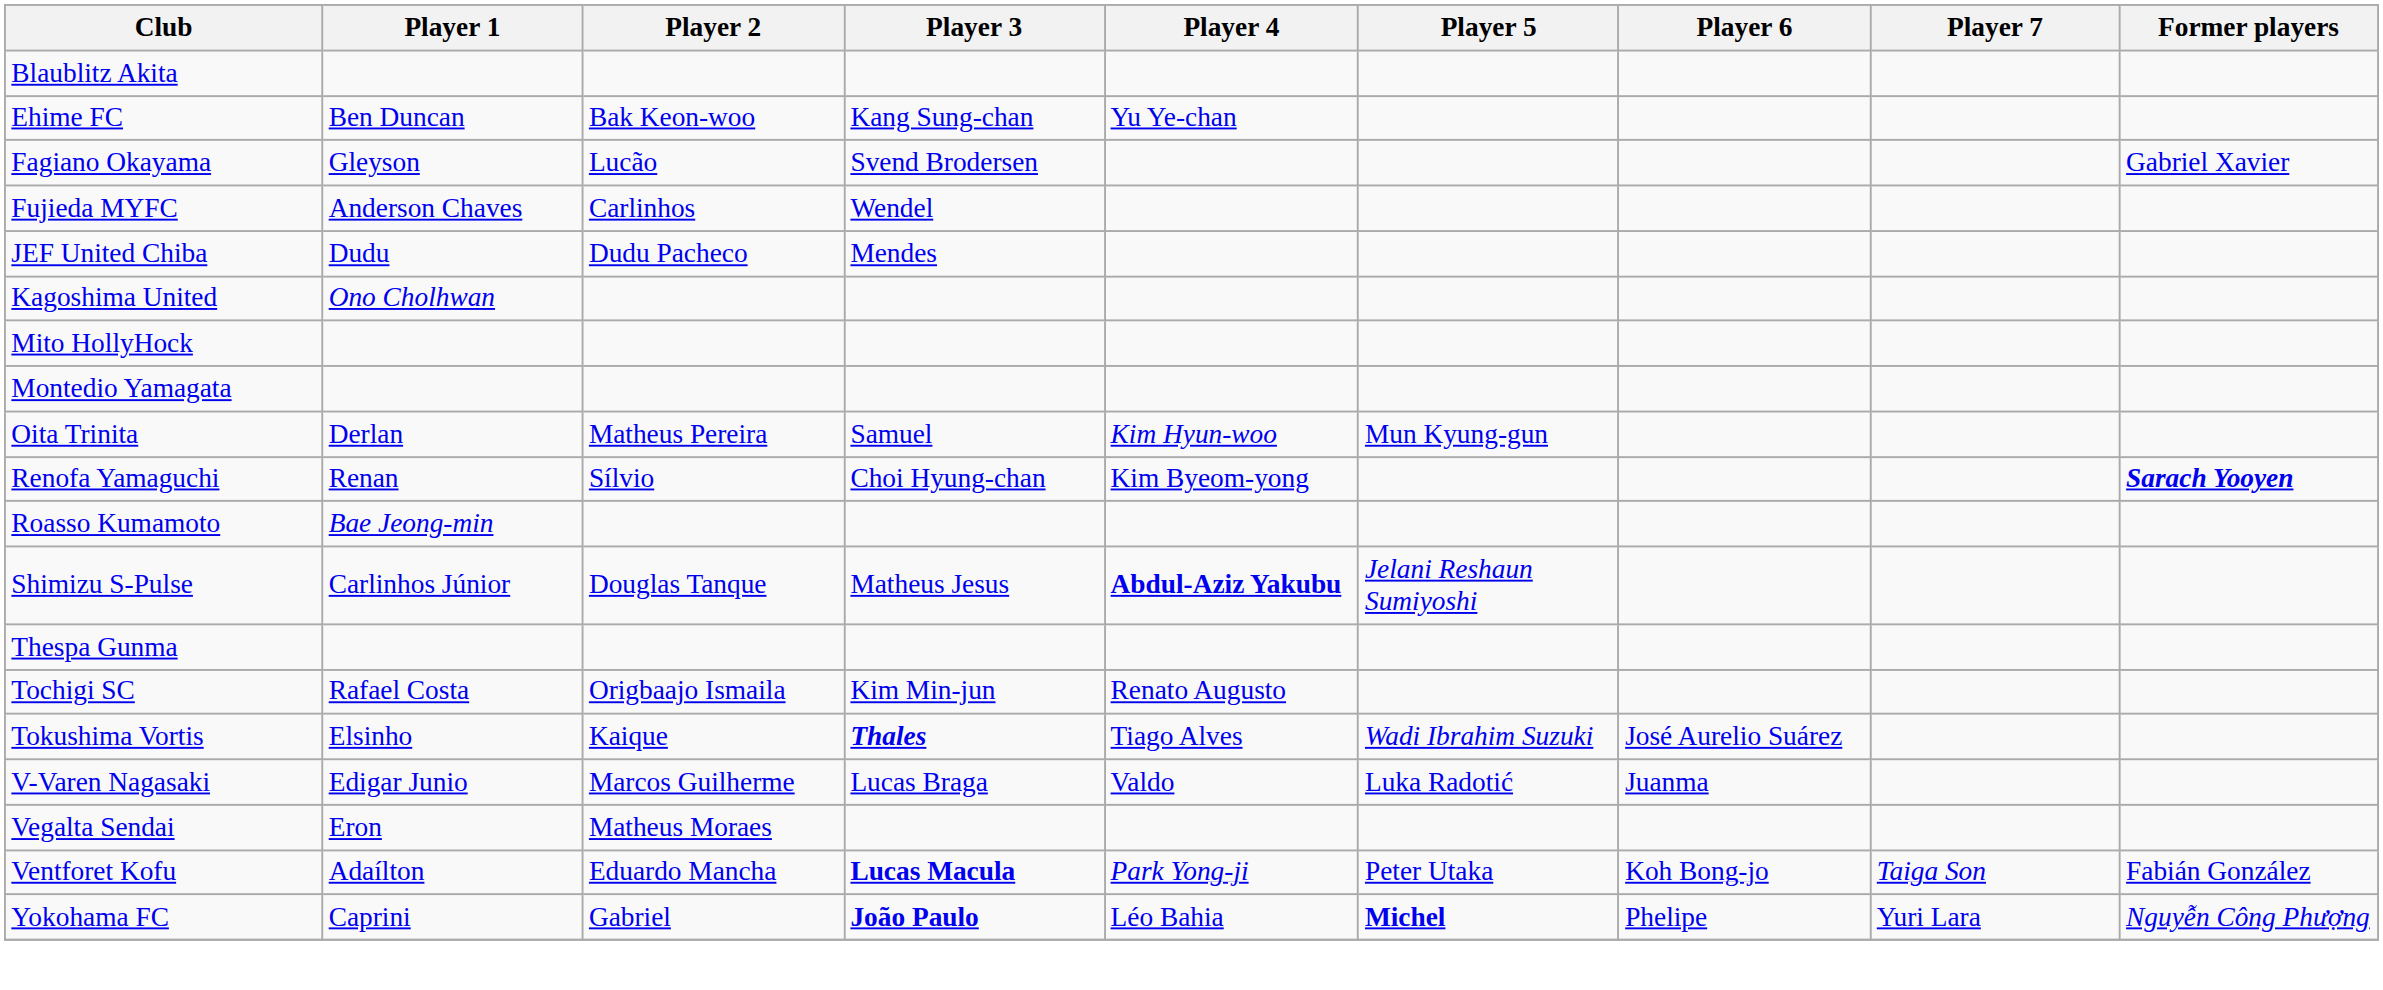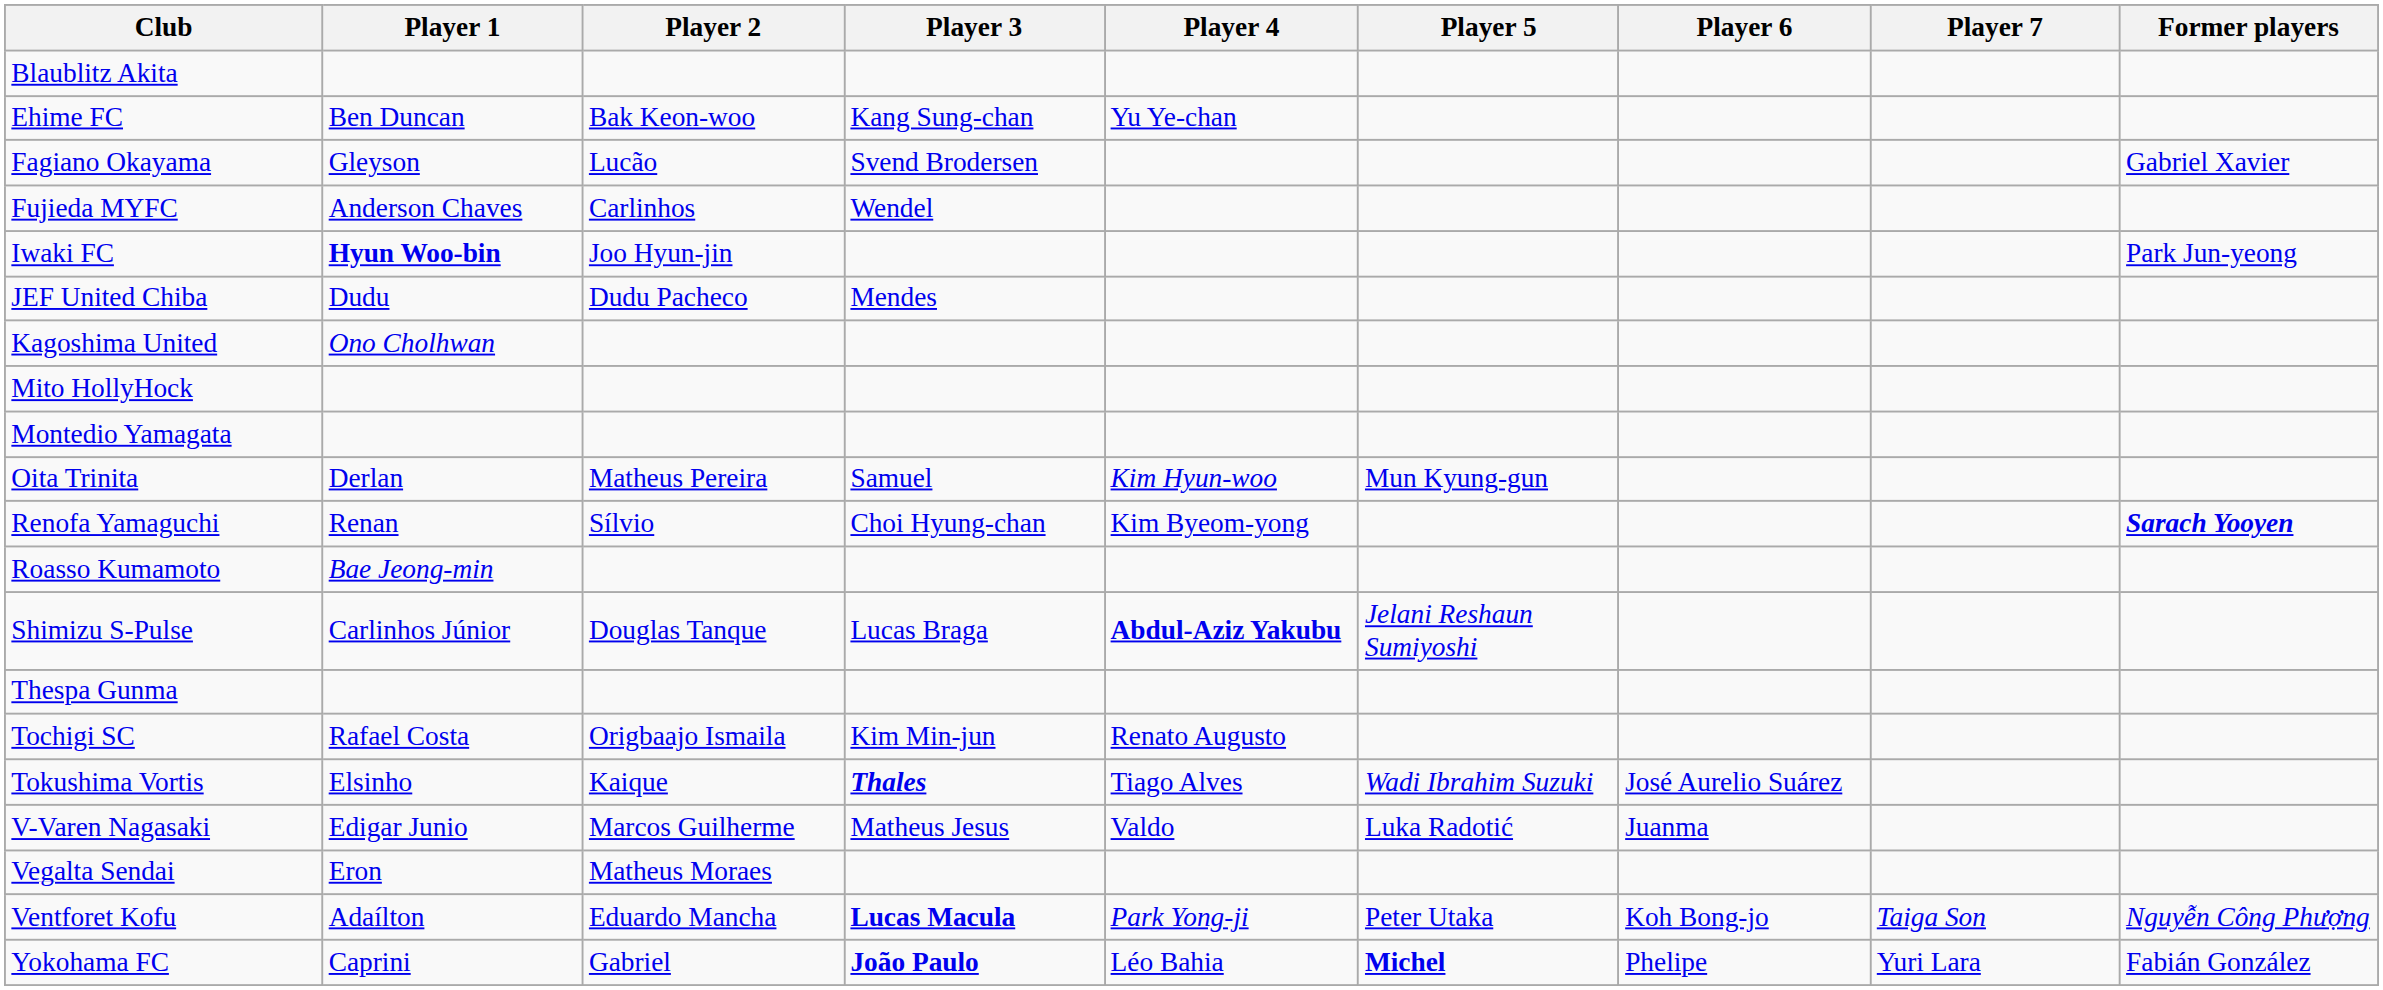+ row: (63, 253)
(930, 585) Matheus Jesus -> (919, 630) Lucas Braga
(919, 781) Lucas Braga -> (930, 826) Matheus Jesus
(2218, 872) Fabián González -> (2248, 917) Nguyễn Công Phượng
(2248, 917) Nguyễn Công Phượng -> (2218, 962) Fabián González
